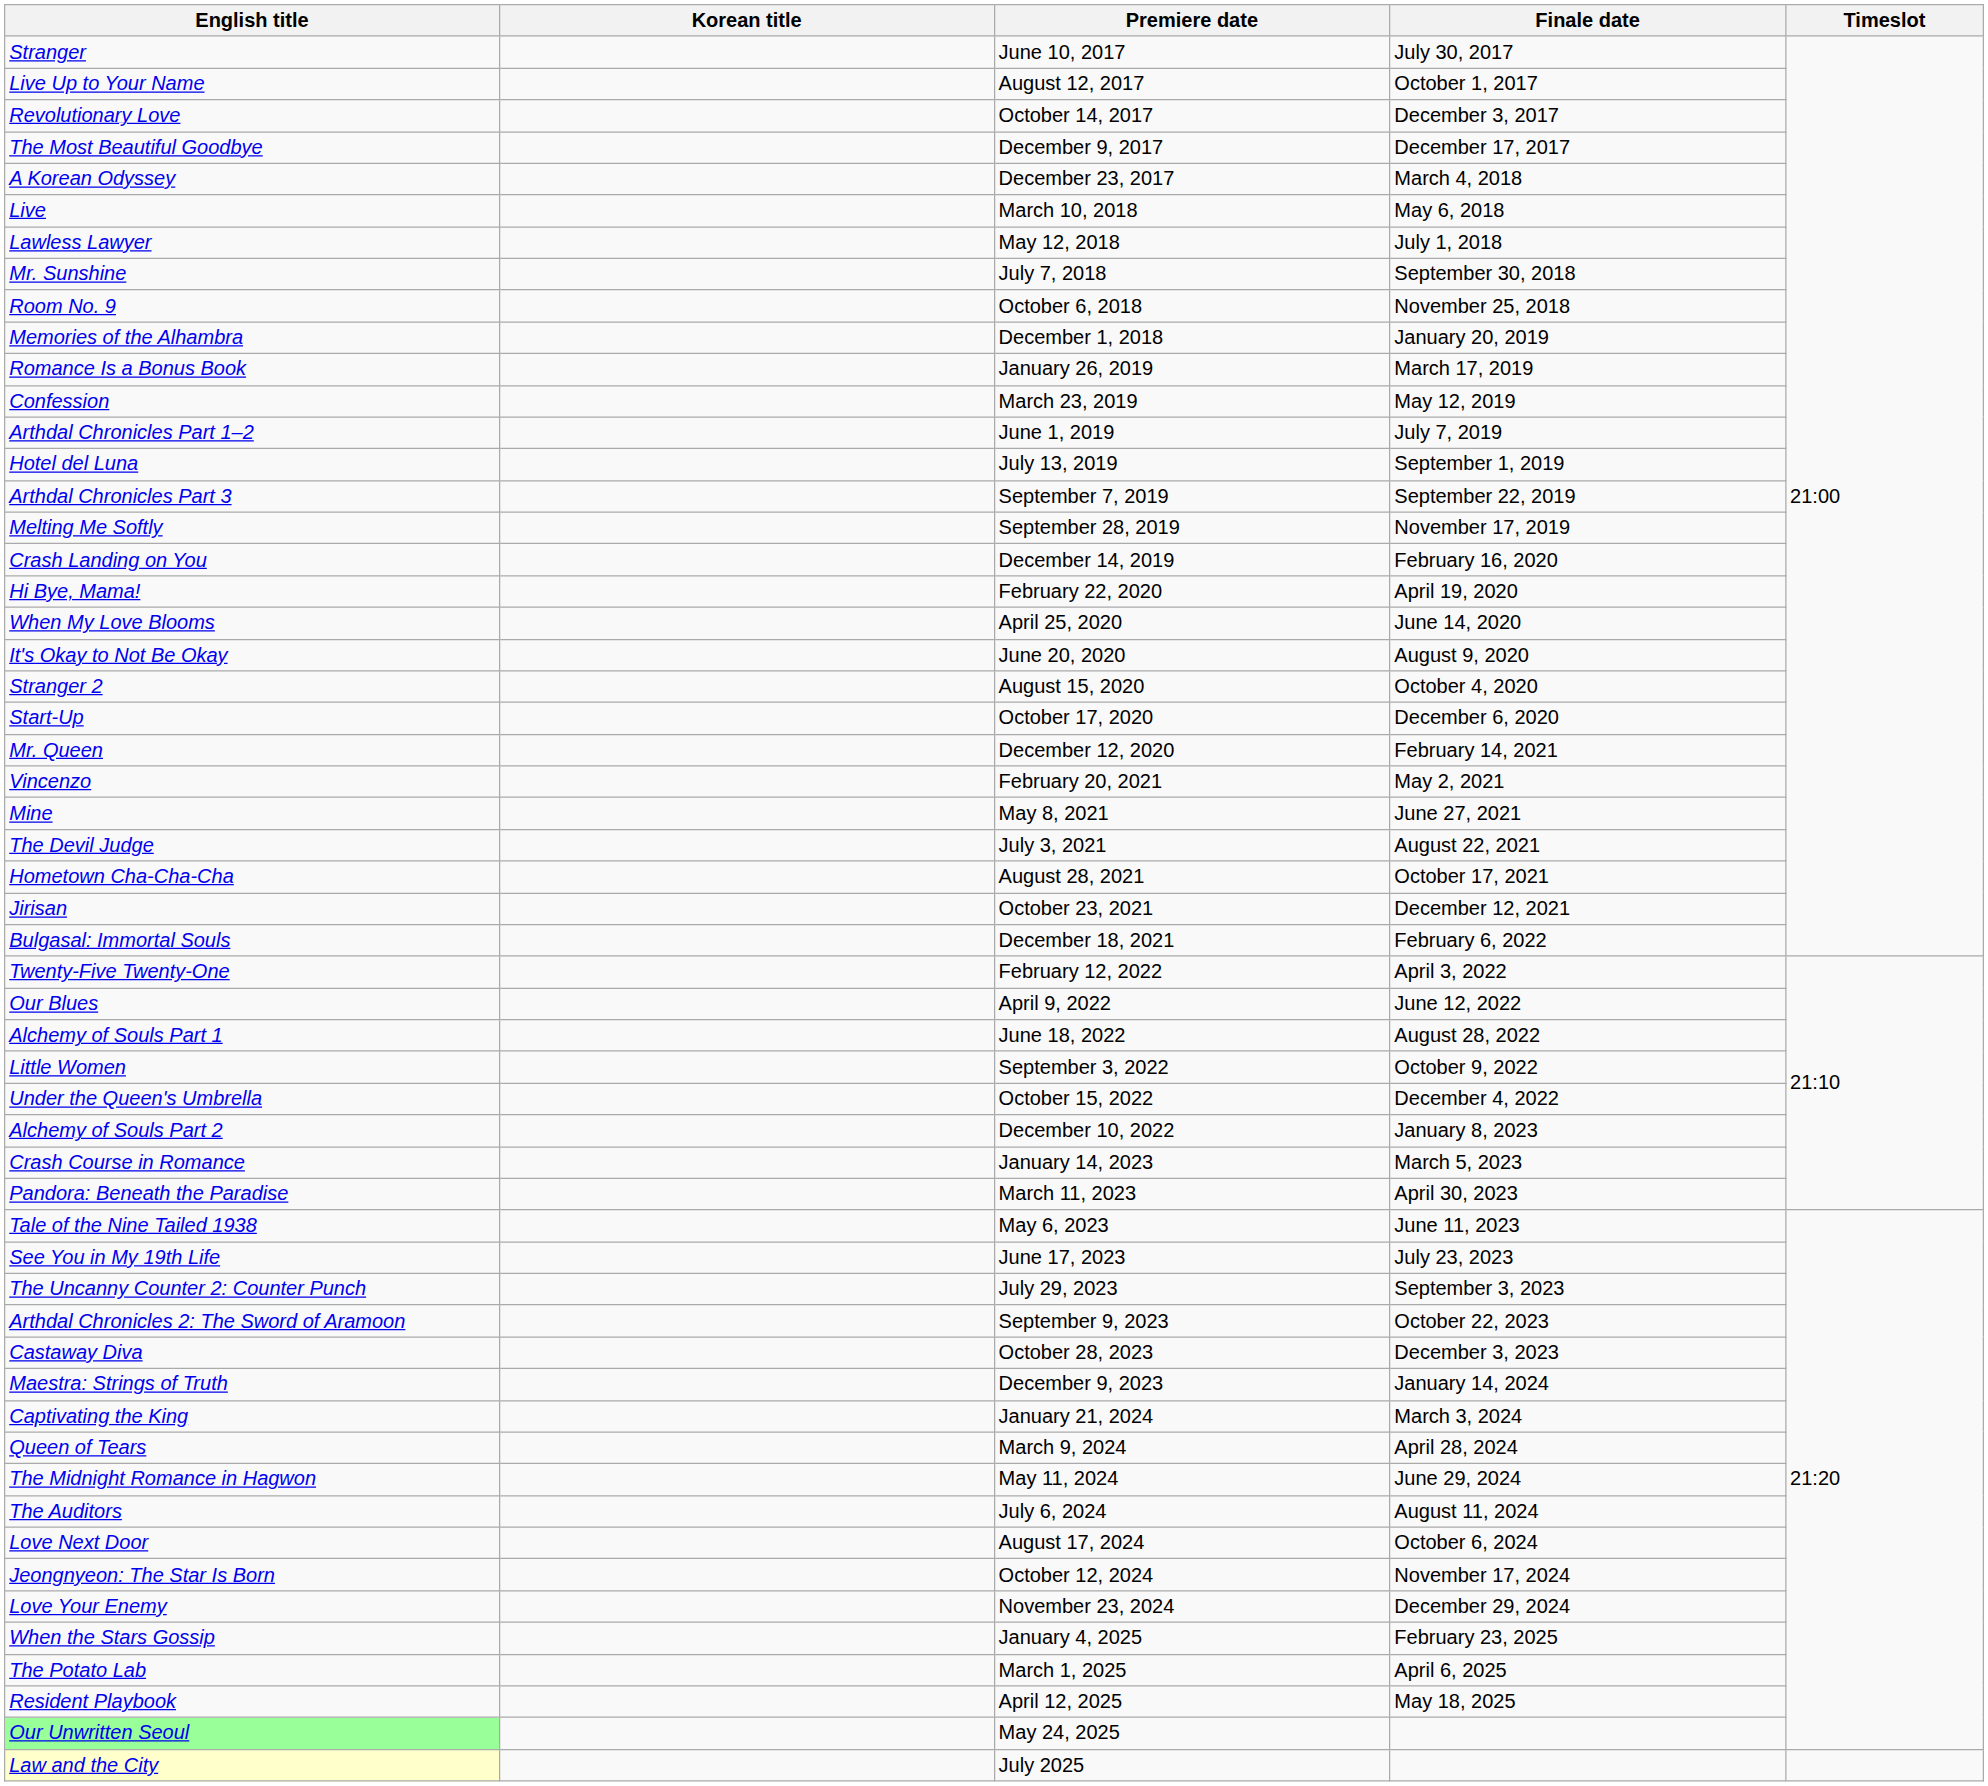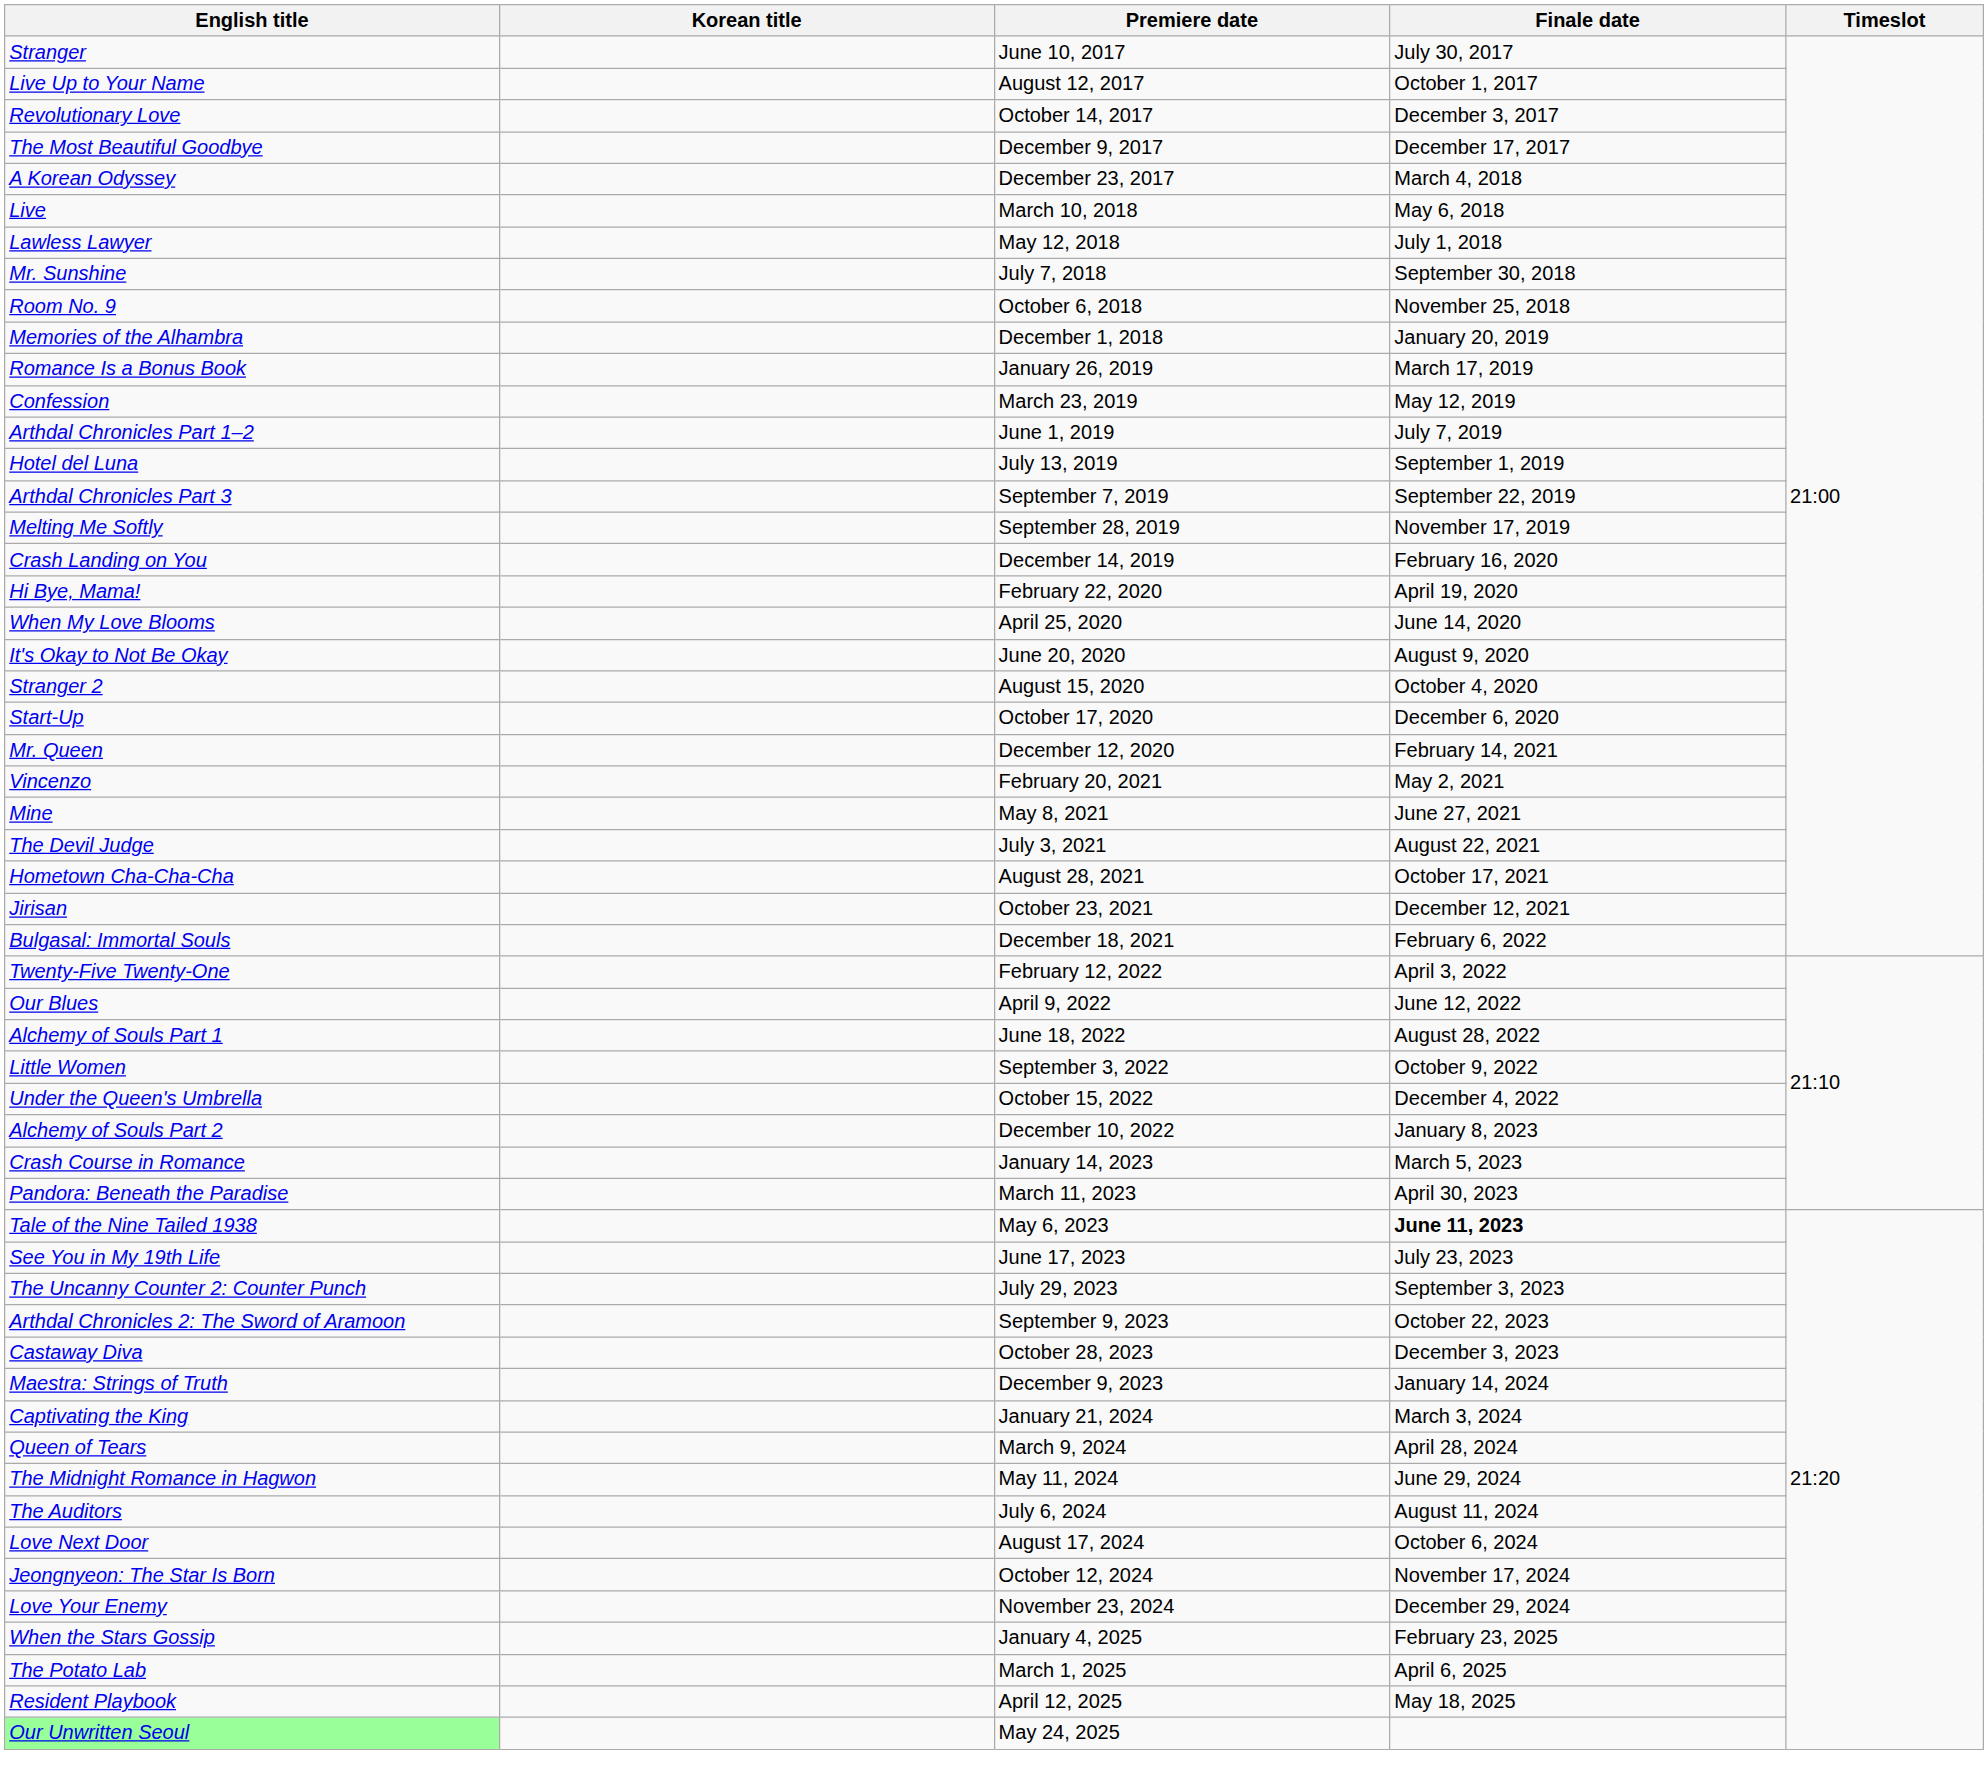(1457, 1225) normal -> (1459, 1225) bold
- row: (84, 1764)
